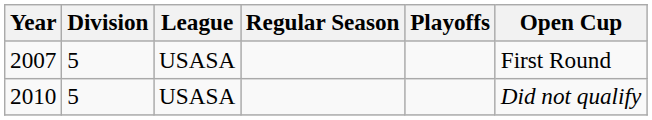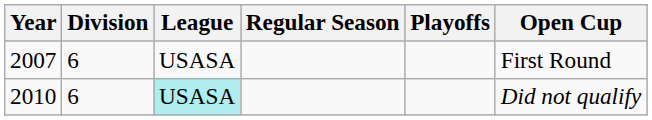(73, 59) 5 -> (73, 59) 6
(73, 96) 5 -> (73, 96) 6
(197, 96) no background -> (197, 96) paleturquoise background
